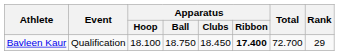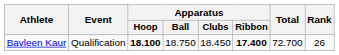(145, 43) normal -> (145, 43) bold
(319, 43) 29 -> (319, 43) 26
